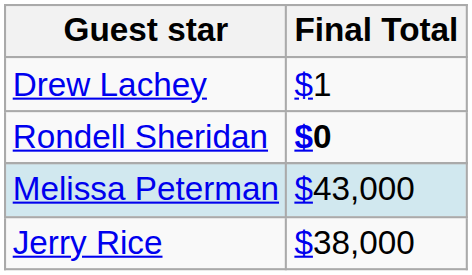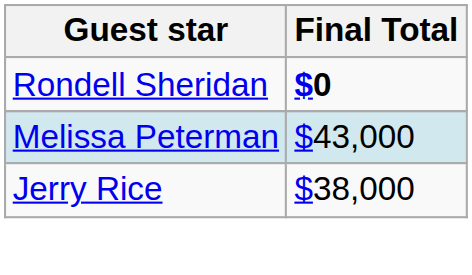- row: (110, 83)
